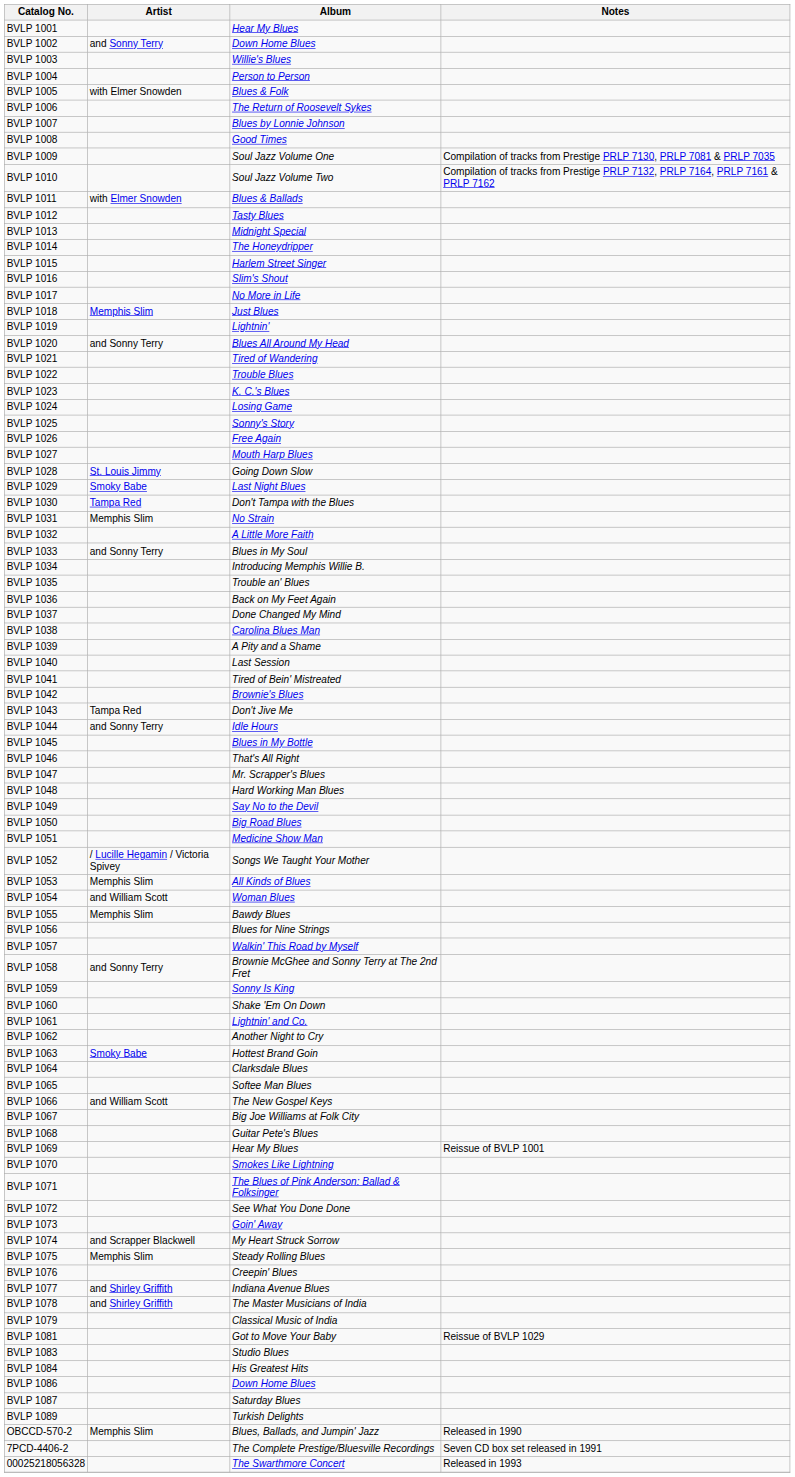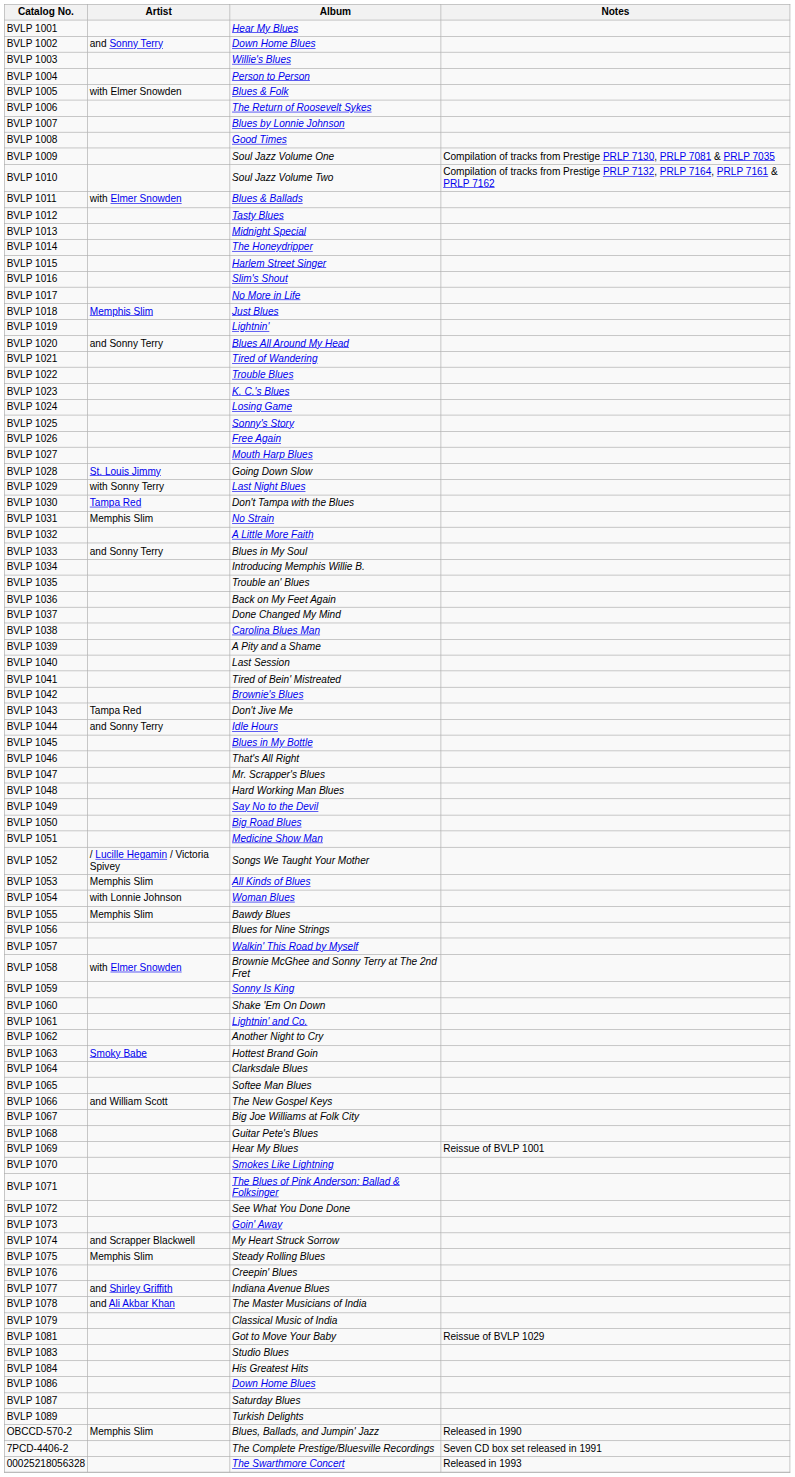(118, 487) Smoky Babe -> (127, 487) with Sonny Terry
(129, 898) and William Scott -> (136, 898) with Lonnie Johnson
(126, 968) and Sonny Terry -> (136, 968) with Elmer Snowden
(131, 1304) and Shirley Griffith -> (132, 1304) and Ali Akbar Khan
